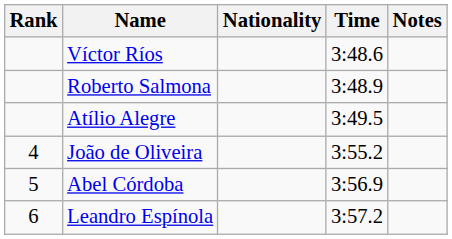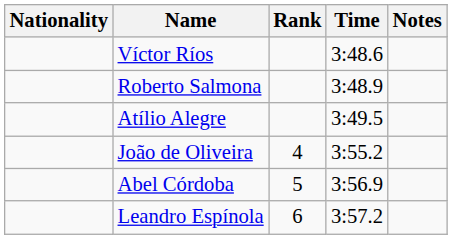columns swapped: (33, 20) <-> (272, 20)
